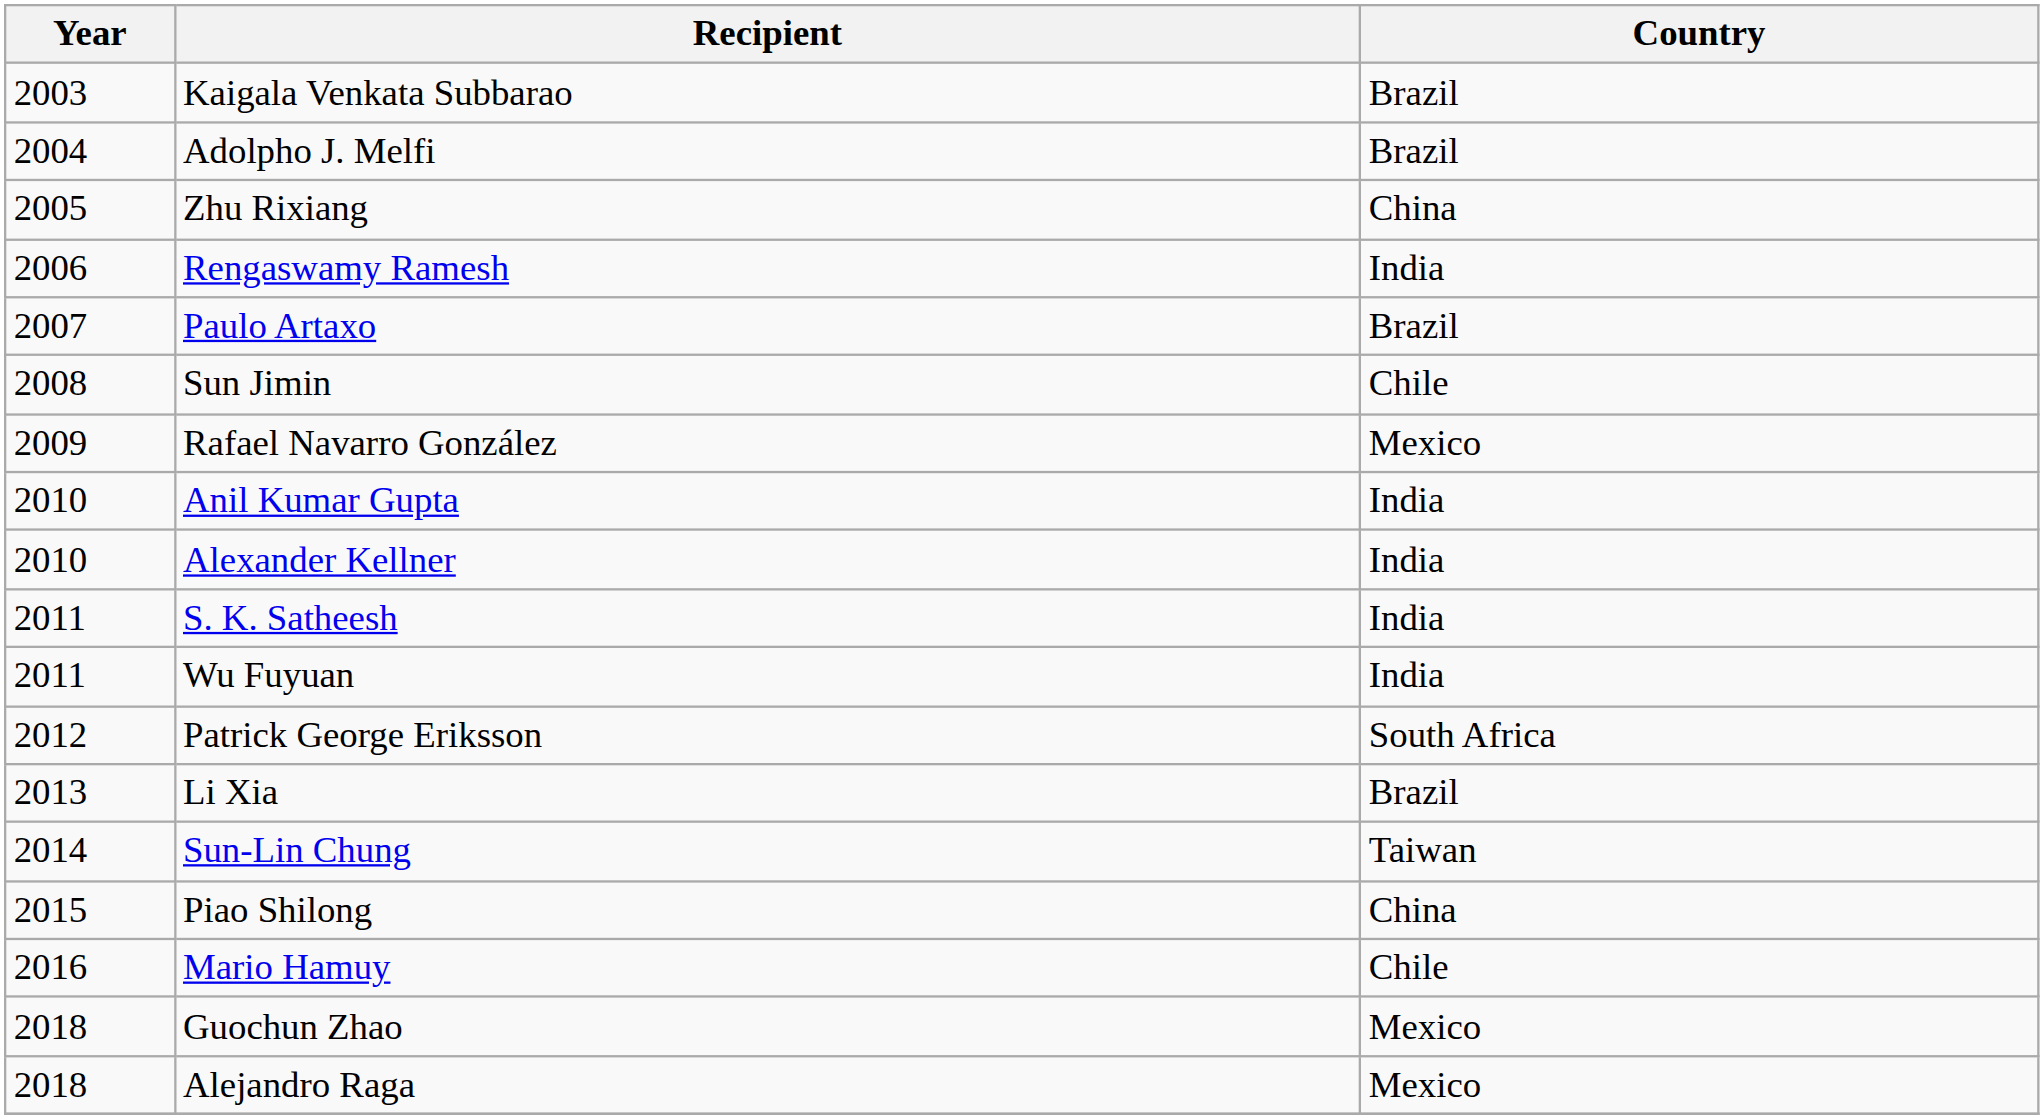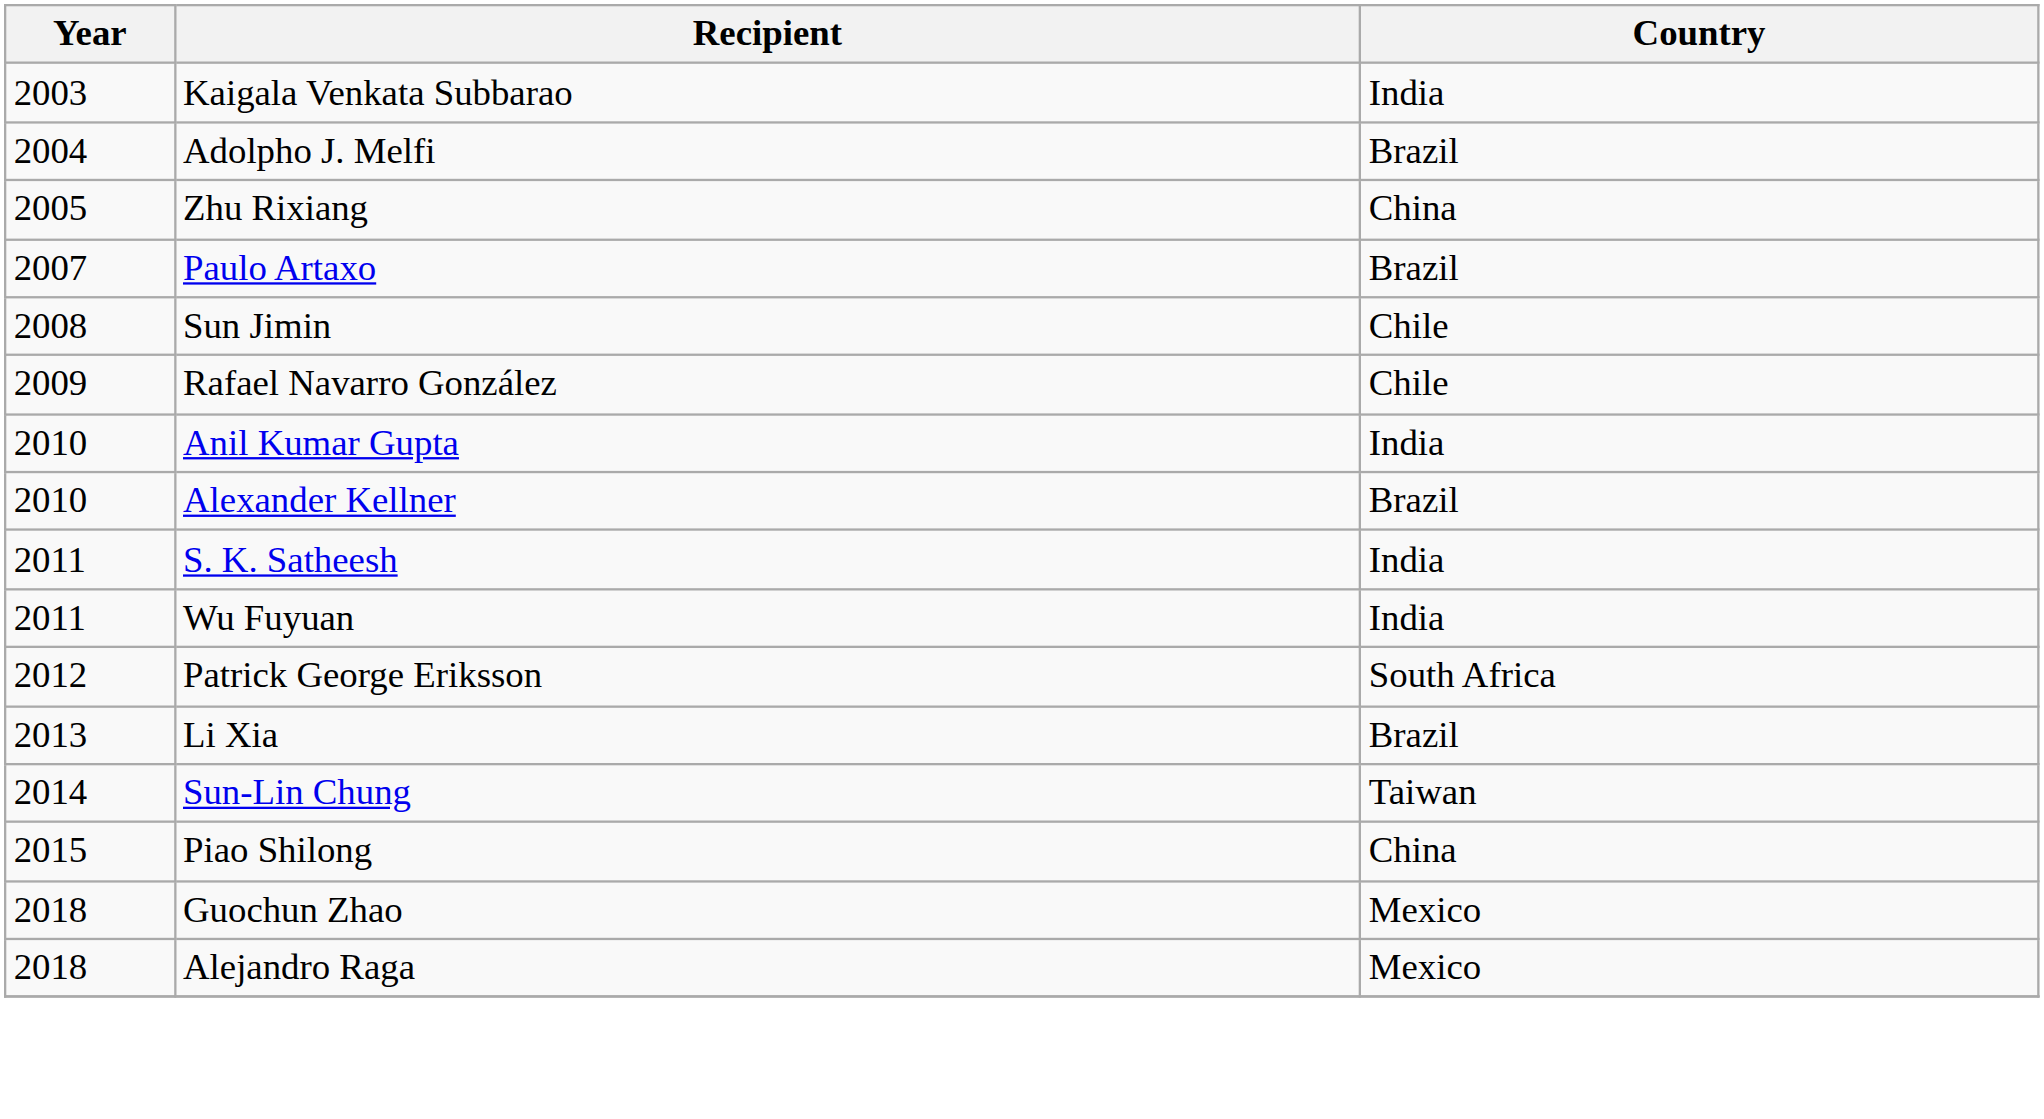(1414, 92) Brazil -> (1407, 92) India
- row: (346, 267)
(1425, 442) Mexico -> (1409, 383) Chile
(1407, 558) India -> (1414, 500) Brazil
- row: (287, 967)
